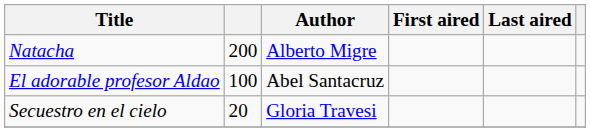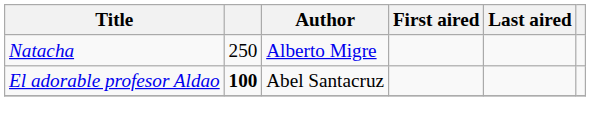(243, 50) 200 -> (243, 50) 250
(243, 80) normal -> (243, 80) bold
- row: (88, 111)
